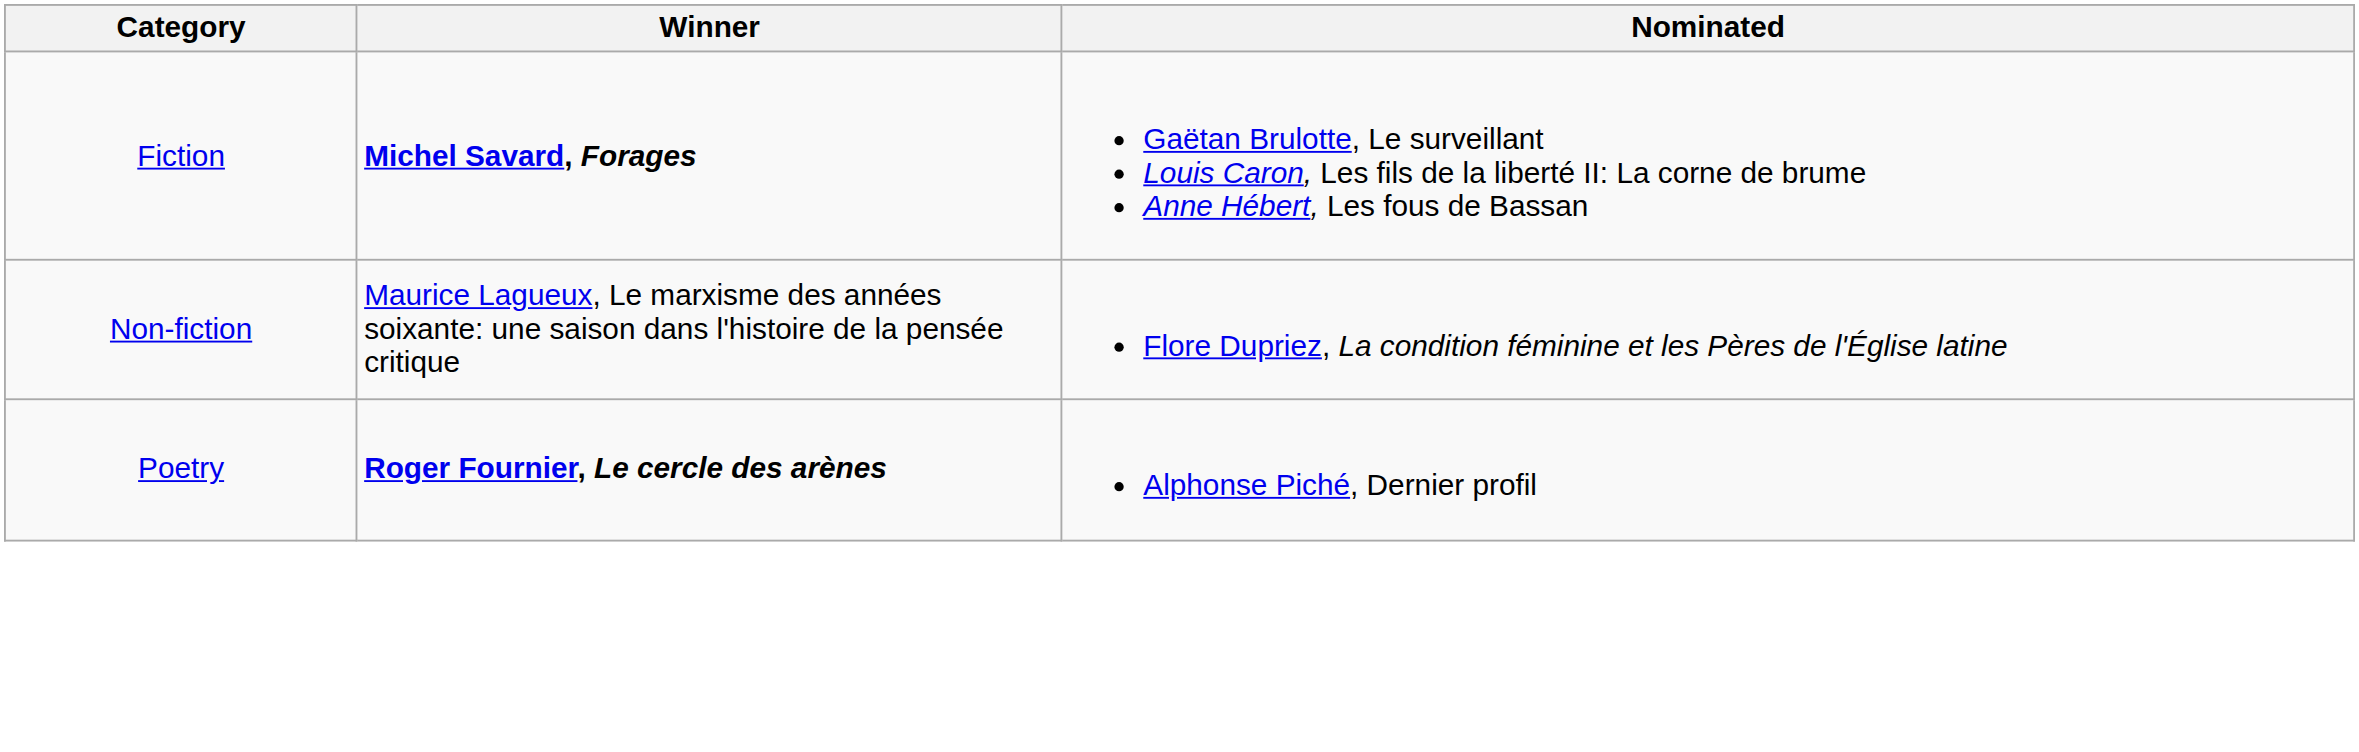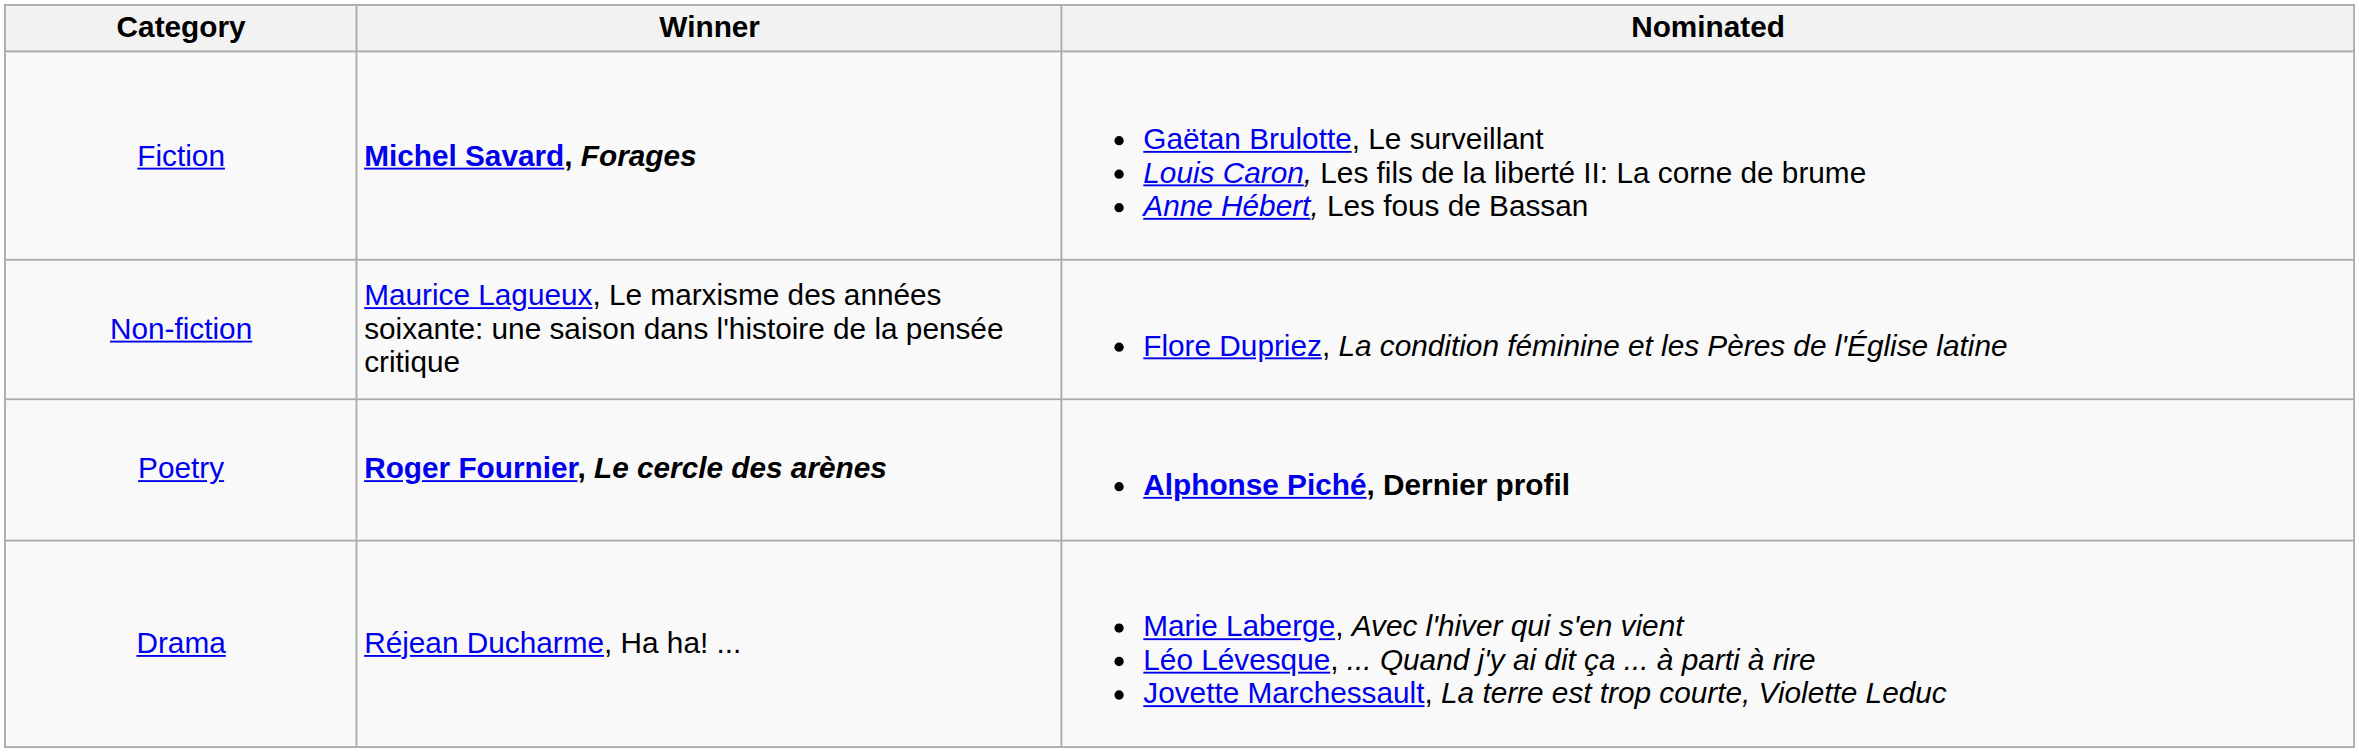(1708, 486) normal -> (1708, 486) bold
+ row: (181, 642)
